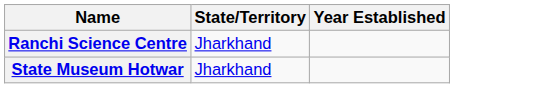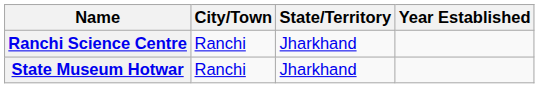+ column: (233, 17)
